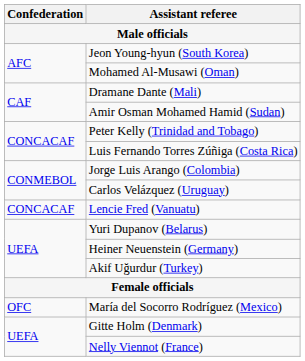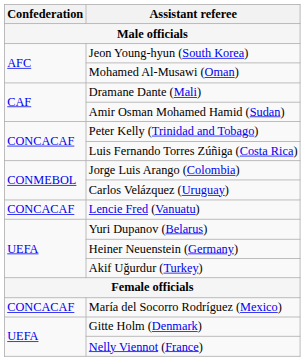(19, 307) OFC -> (41, 307) CONCACAF
